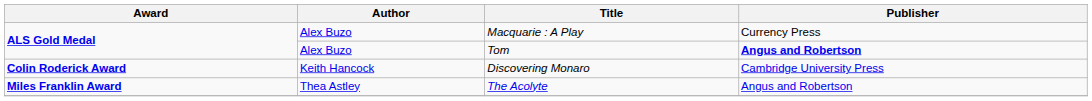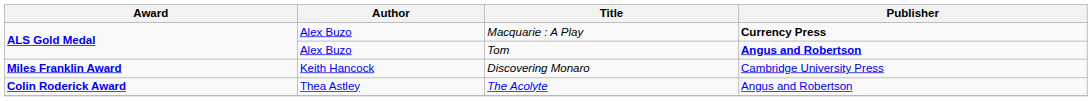(781, 31) normal -> (784, 31) bold
(67, 68) Colin Roderick Award -> (64, 68) Miles Franklin Award
(64, 86) Miles Franklin Award -> (67, 86) Colin Roderick Award
